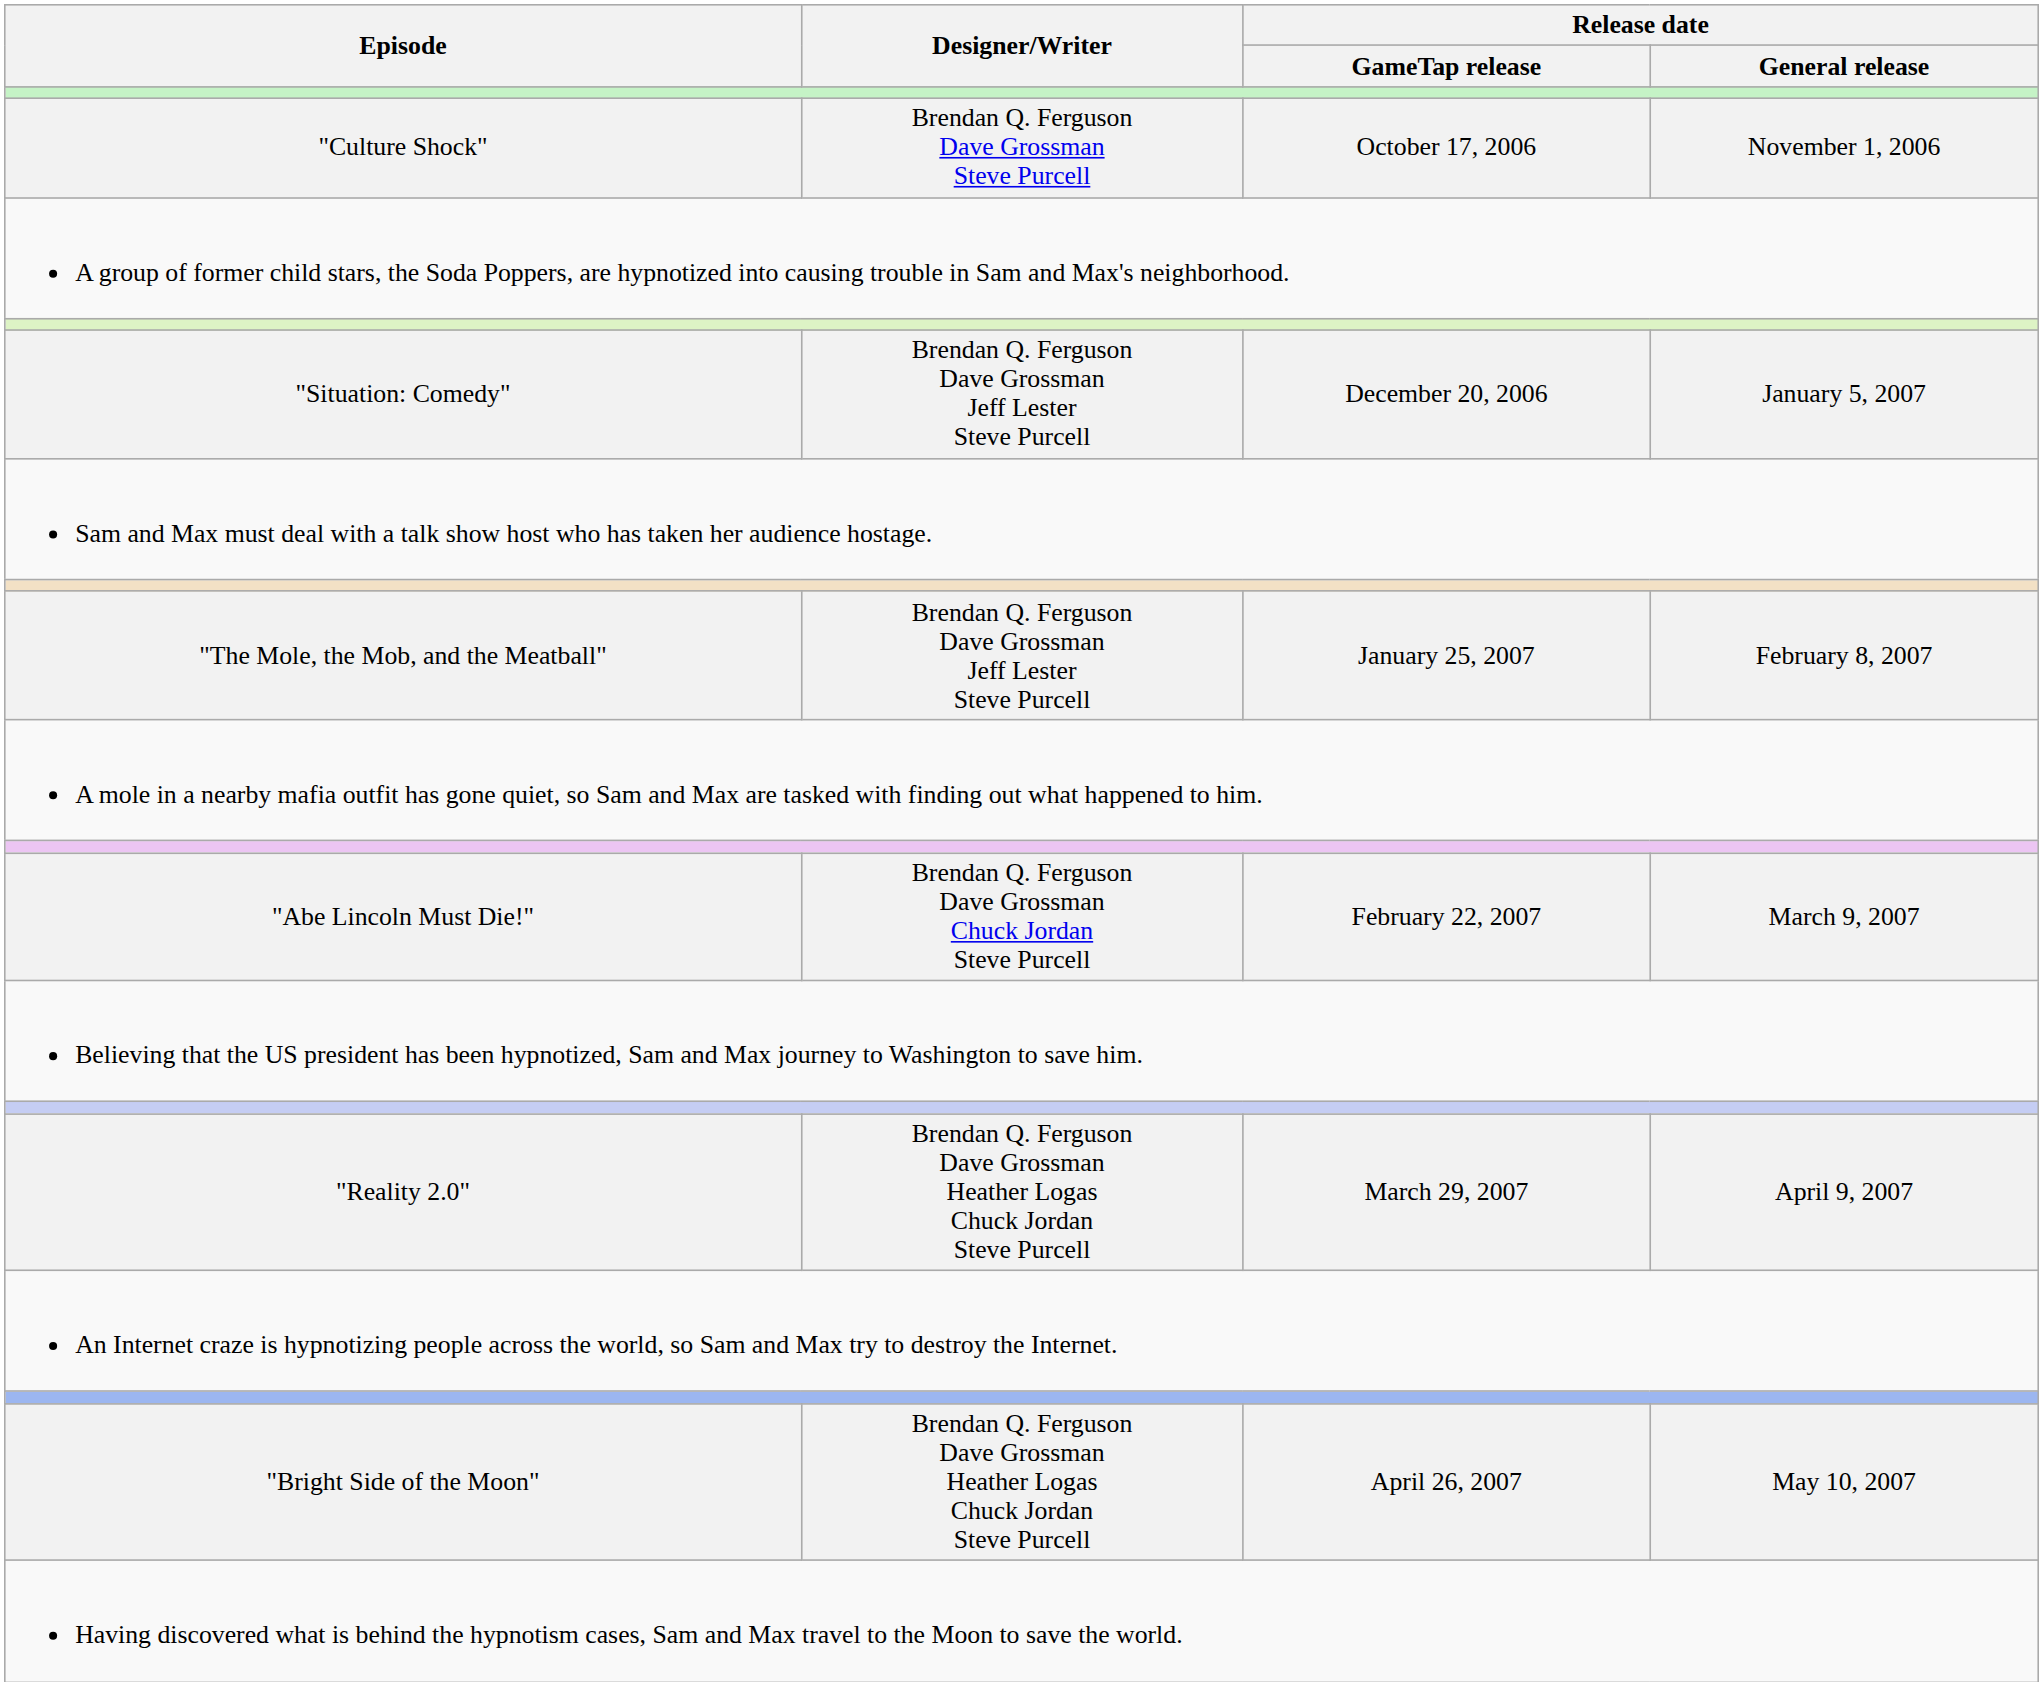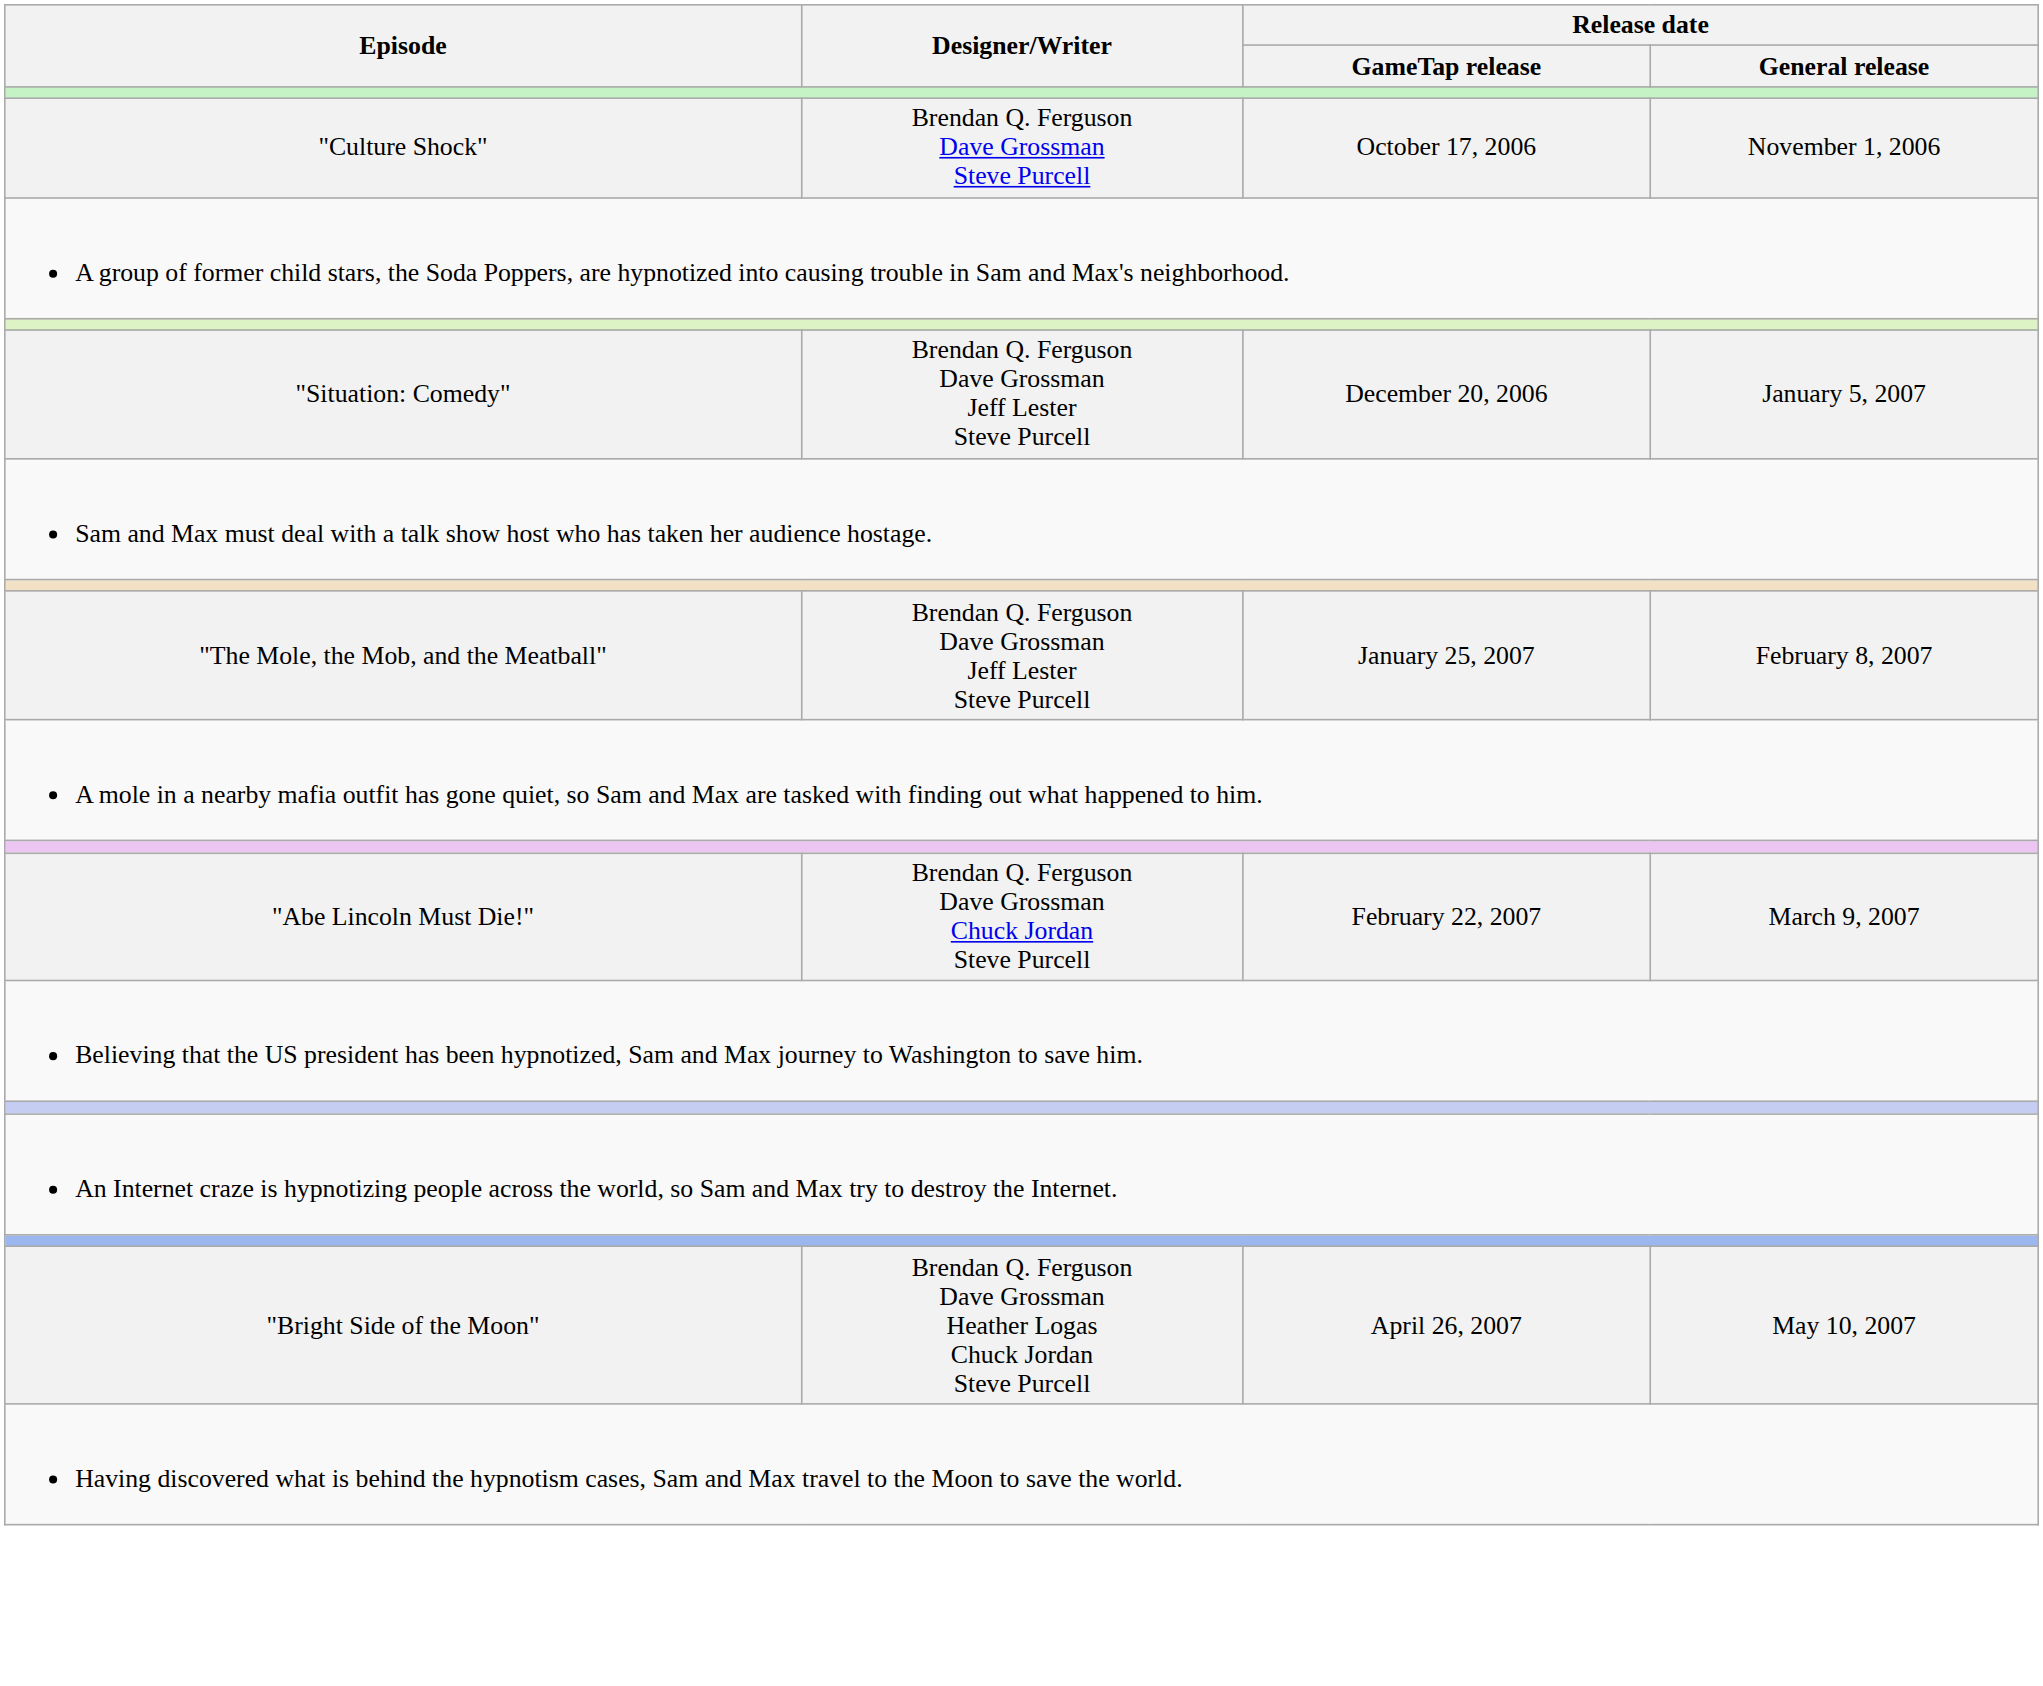- row: (403, 1191)
